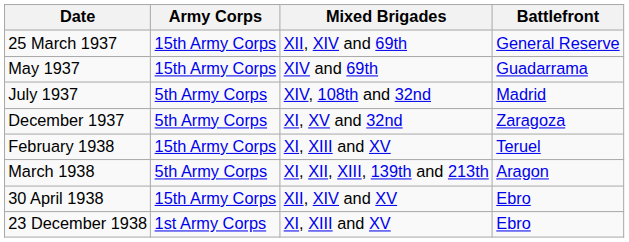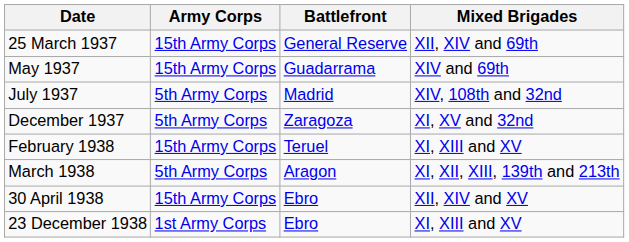columns swapped: (386, 17) <-> (558, 17)
